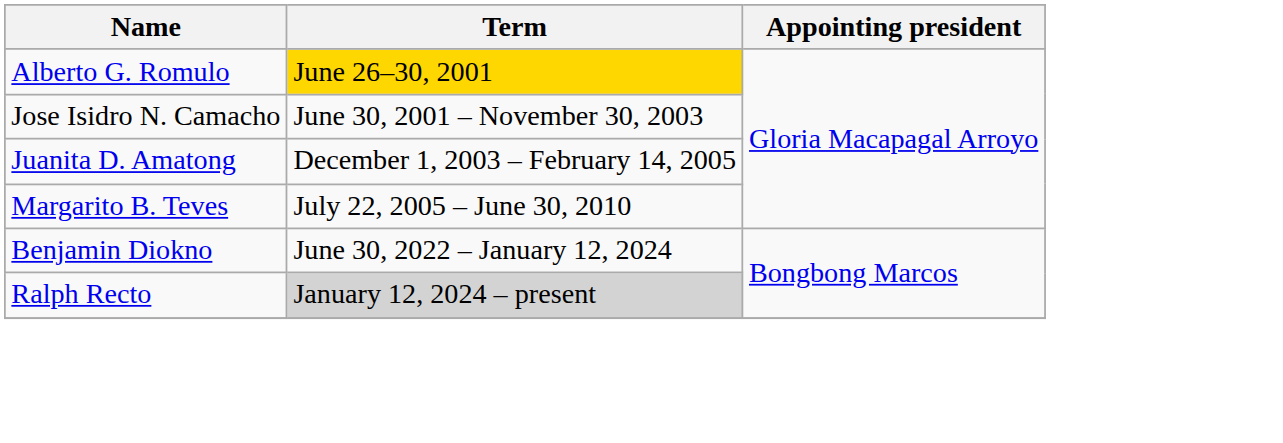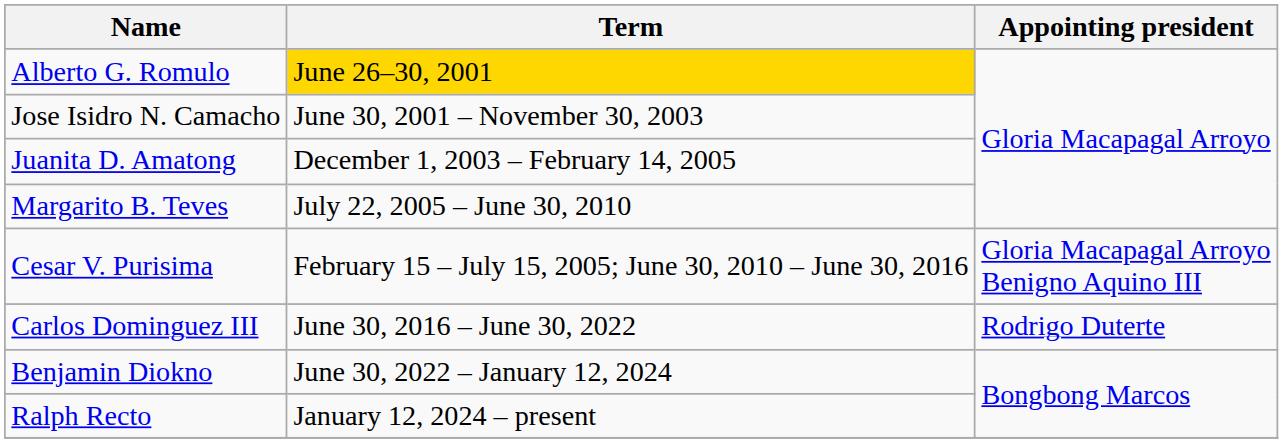+ row: (112, 265)
+ row: (135, 326)
(445, 294) lightgrey background -> (445, 415) no background
